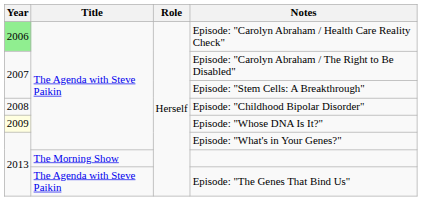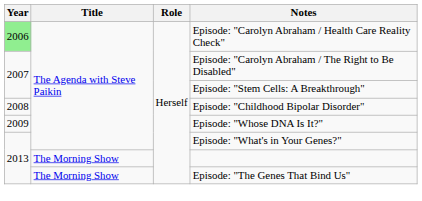(18, 123) lightyellow background -> (18, 123) no background
(85, 181) The Agenda with Steve Paikin -> (76, 175) The Morning Show
